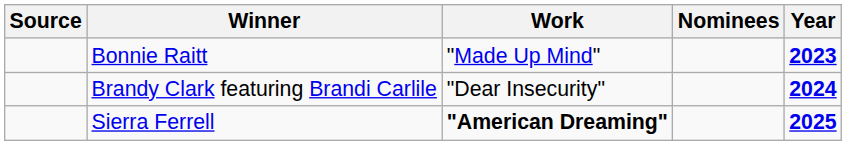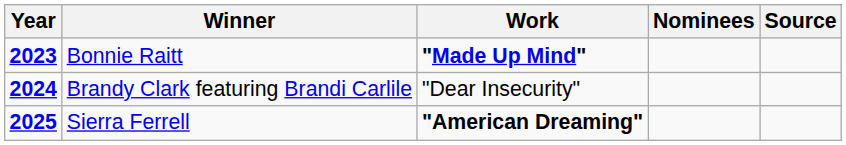columns swapped: (813, 21) <-> (46, 21)
(523, 55) normal -> (504, 55) bold
